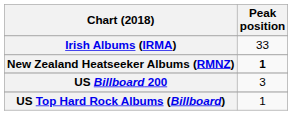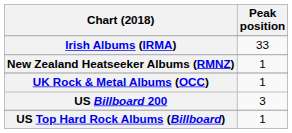(263, 63) bold -> (263, 63) normal
+ row: (121, 82)
